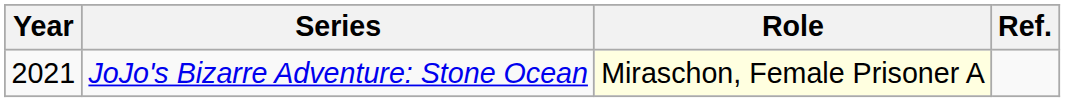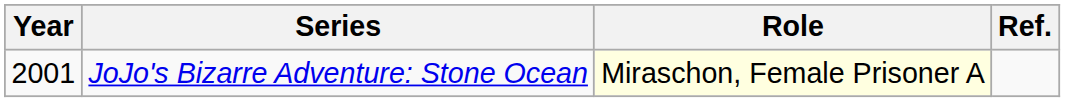(43, 72) 2021 -> (43, 72) 2001
